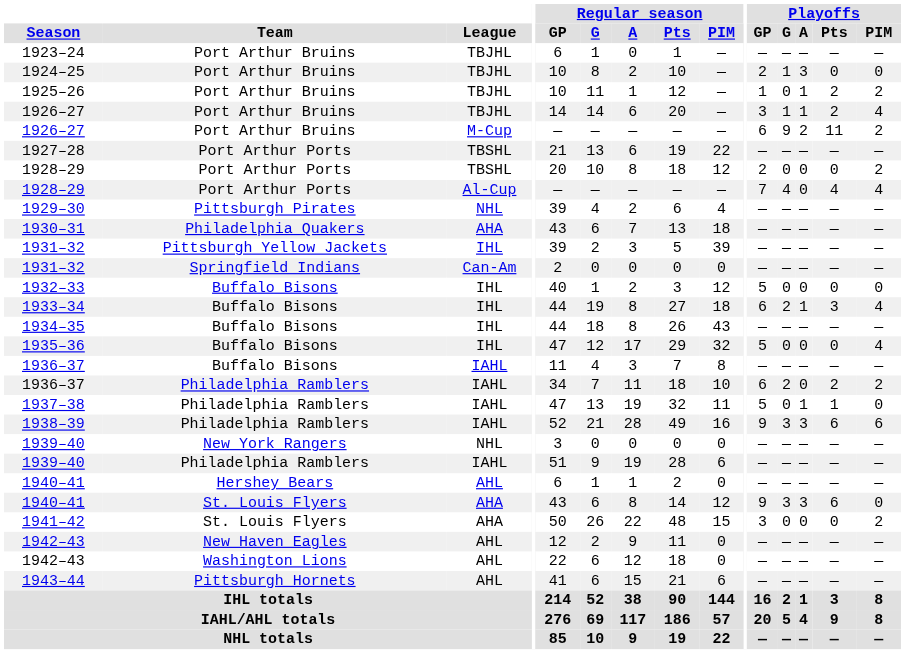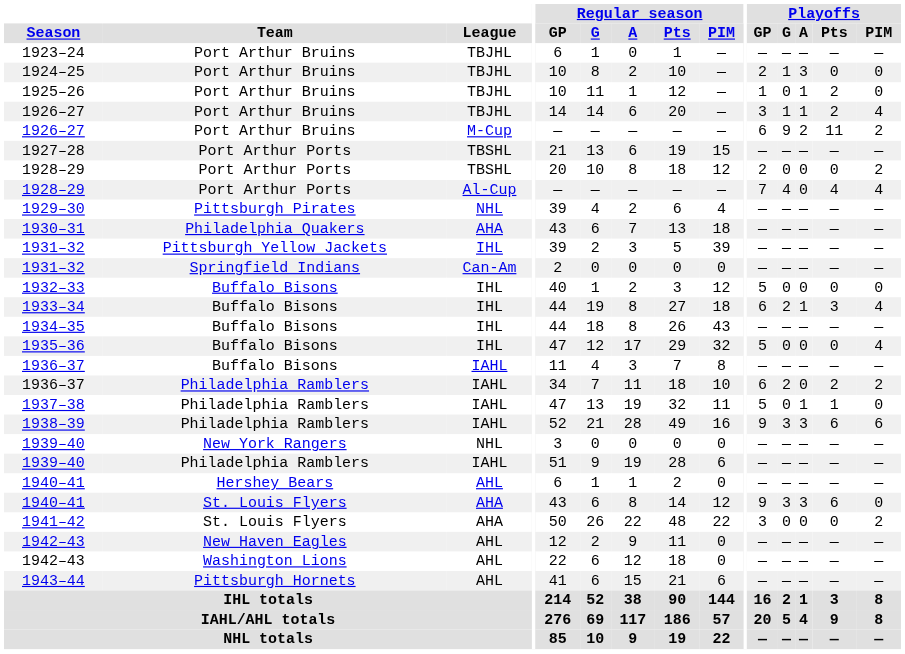(879, 92) 2 -> (879, 92) 0
(722, 151) 22 -> (722, 151) 15
(722, 522) 15 -> (722, 522) 22
